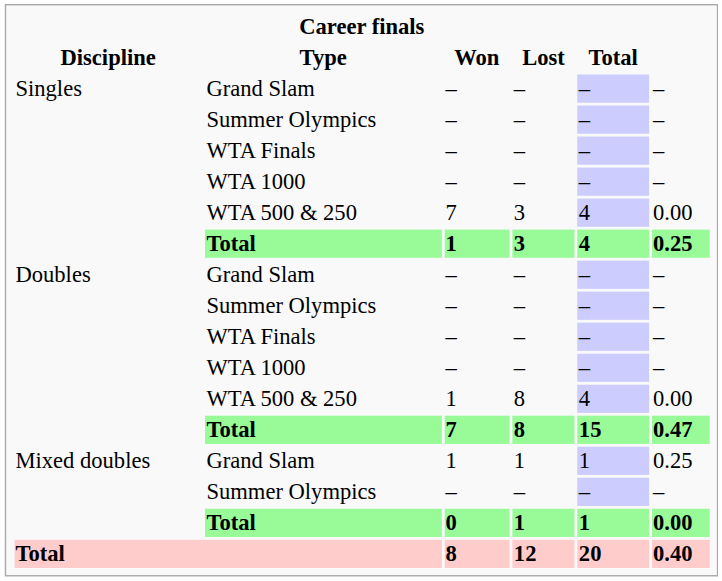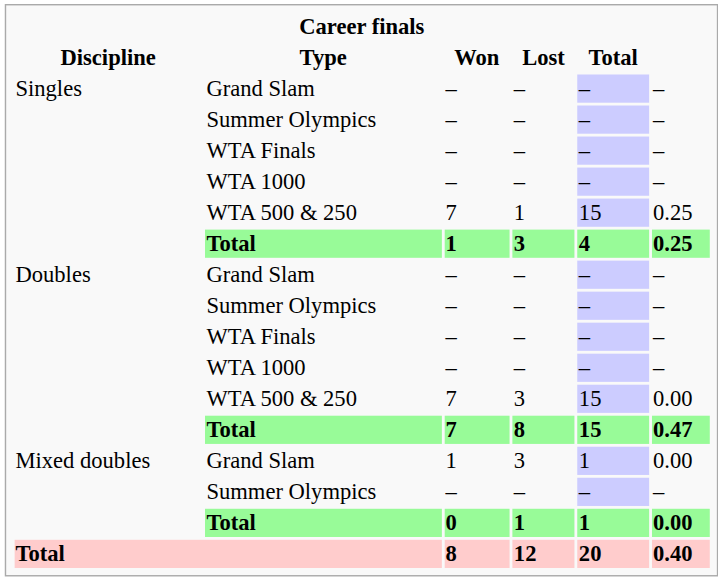(519, 212) 3 -> (519, 212) 1
(584, 212) 4 -> (590, 212) 15
(673, 212) 0.00 -> (673, 212) 0.25
(451, 398) 1 -> (451, 398) 7
(519, 398) 8 -> (519, 398) 3
(584, 398) 4 -> (590, 398) 15
(519, 460) 1 -> (519, 460) 3
(673, 460) 0.25 -> (673, 460) 0.00
